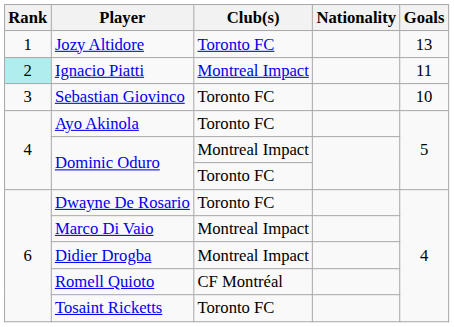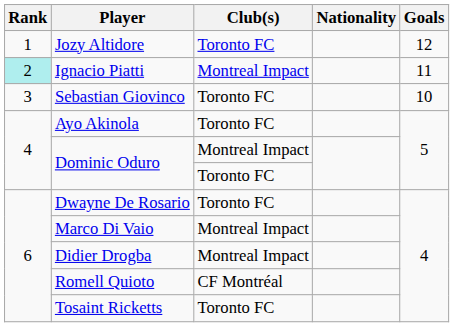(424, 44) 13 -> (424, 44) 12
